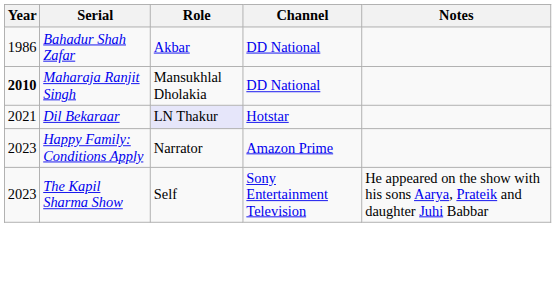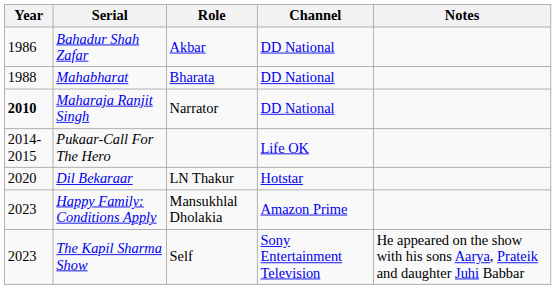+ row: (92, 77)
(188, 85) Mansukhlal Dholakia -> (194, 108) Narrator
+ row: (105, 147)
(22, 116) 2021 -> (22, 178) 2020
(186, 116) lavender background -> (202, 178) no background
(178, 147) Narrator -> (204, 209) Mansukhlal Dholakia
